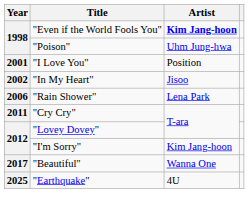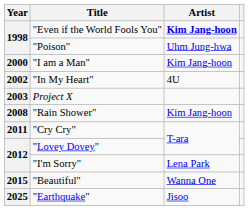+ row: (61, 63)
- row: (61, 63)
(178, 79) Jisoo -> (173, 79) 4U
+ row: (53, 96)
(17, 96) 2006 -> (17, 113) 2008
(188, 96) Lena Park -> (199, 113) Kim Jang-hoon
(199, 146) Kim Jang-hoon -> (188, 163) Lena Park
(17, 163) 2017 -> (17, 180) 2015
(173, 180) 4U -> (178, 197) Jisoo
